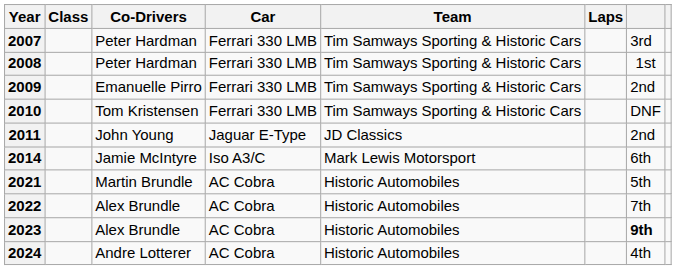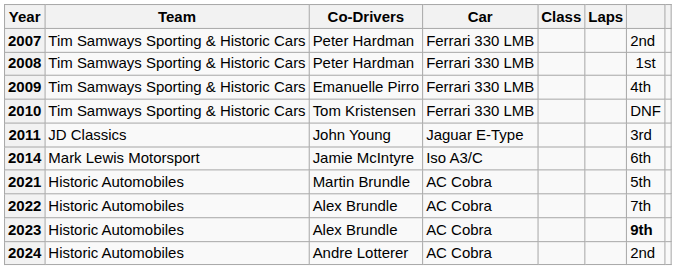columns swapped: (453, 17) <-> (68, 17)
(641, 40) 3rd -> (643, 40) 2nd
(643, 88) 2nd -> (641, 88) 4th
(643, 135) 2nd -> (641, 135) 3rd
(641, 253) 4th -> (643, 253) 2nd
